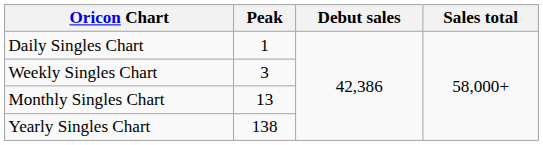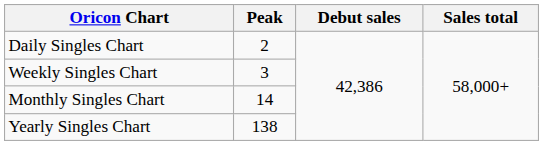(265, 45) 1 -> (265, 45) 2
(265, 99) 13 -> (265, 99) 14
